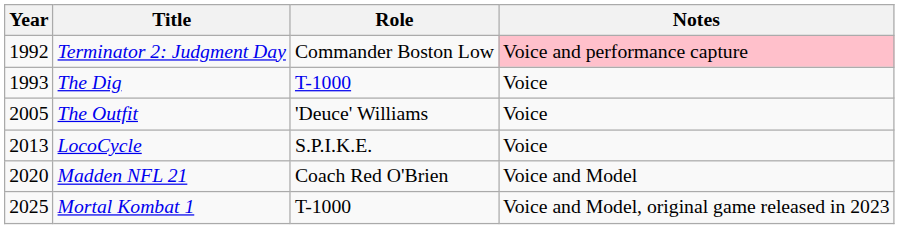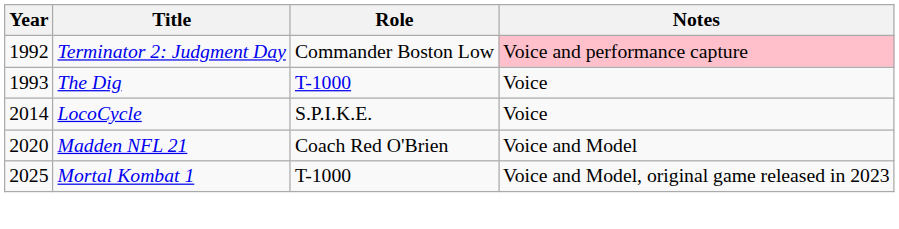- row: (98, 113)
(29, 144) 2013 -> (29, 113) 2014
